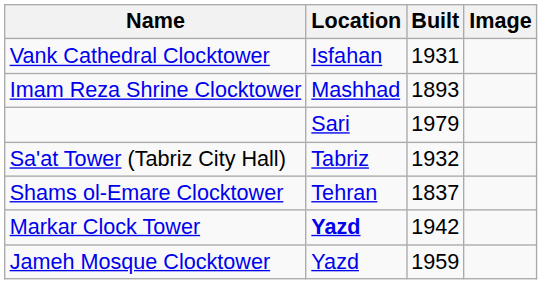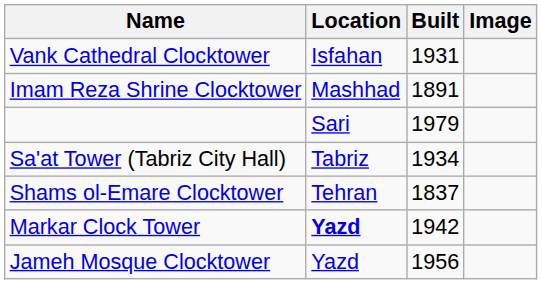(435, 90) 1893 -> (435, 90) 1891
(435, 158) 1932 -> (435, 158) 1934
(435, 261) 1959 -> (435, 261) 1956
